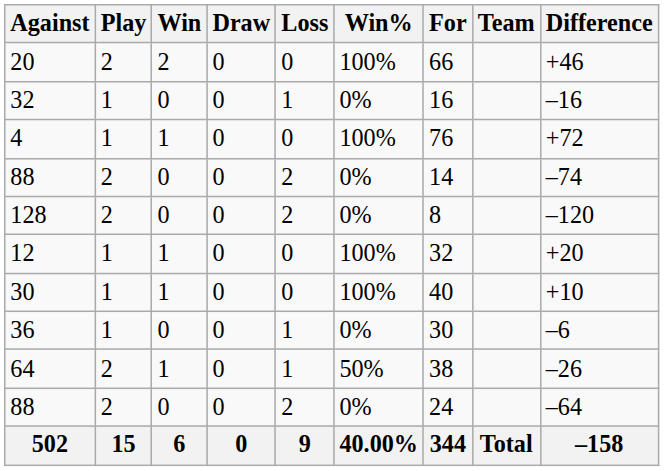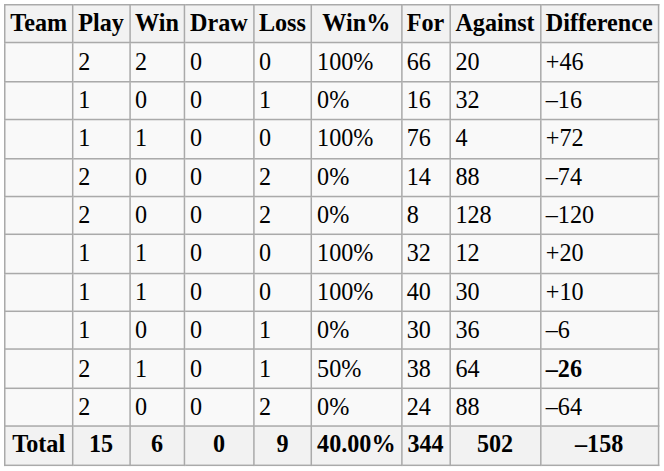columns swapped: (506, 23) <-> (50, 23)
(564, 368) normal -> (564, 368) bold
